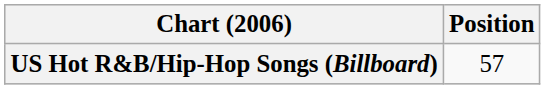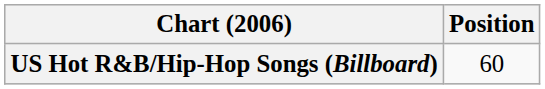(492, 63) 57 -> (492, 63) 60
